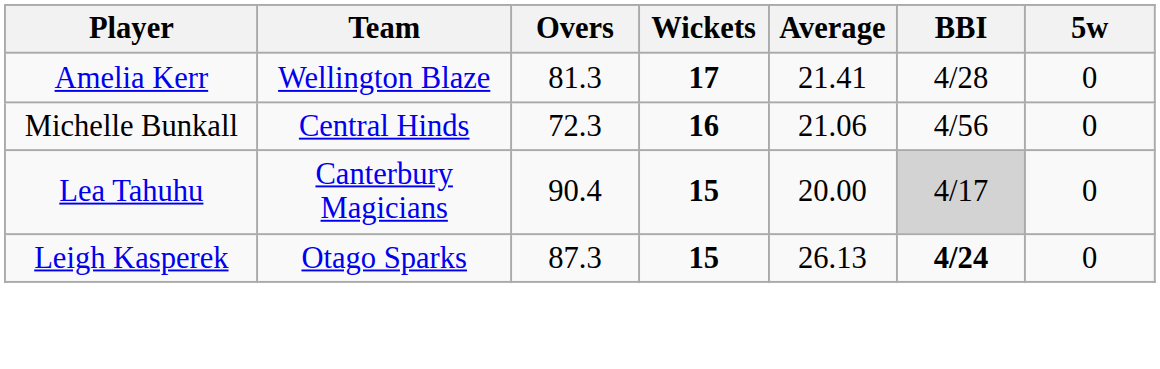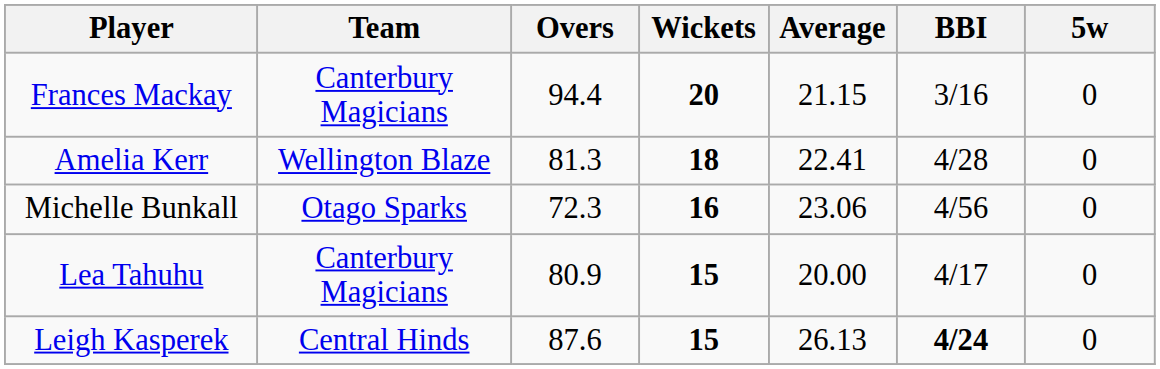+ row: (131, 94)
(704, 77) 17 -> (704, 160) 18
(832, 77) 21.41 -> (832, 160) 22.41
(384, 125) Central Hinds -> (384, 208) Otago Sparks
(832, 125) 21.06 -> (832, 208) 23.06
(575, 191) 90.4 -> (575, 274) 80.9
(961, 191) lightgrey background -> (961, 274) no background
(384, 256) Otago Sparks -> (384, 339) Central Hinds
(575, 256) 87.3 -> (575, 339) 87.6
